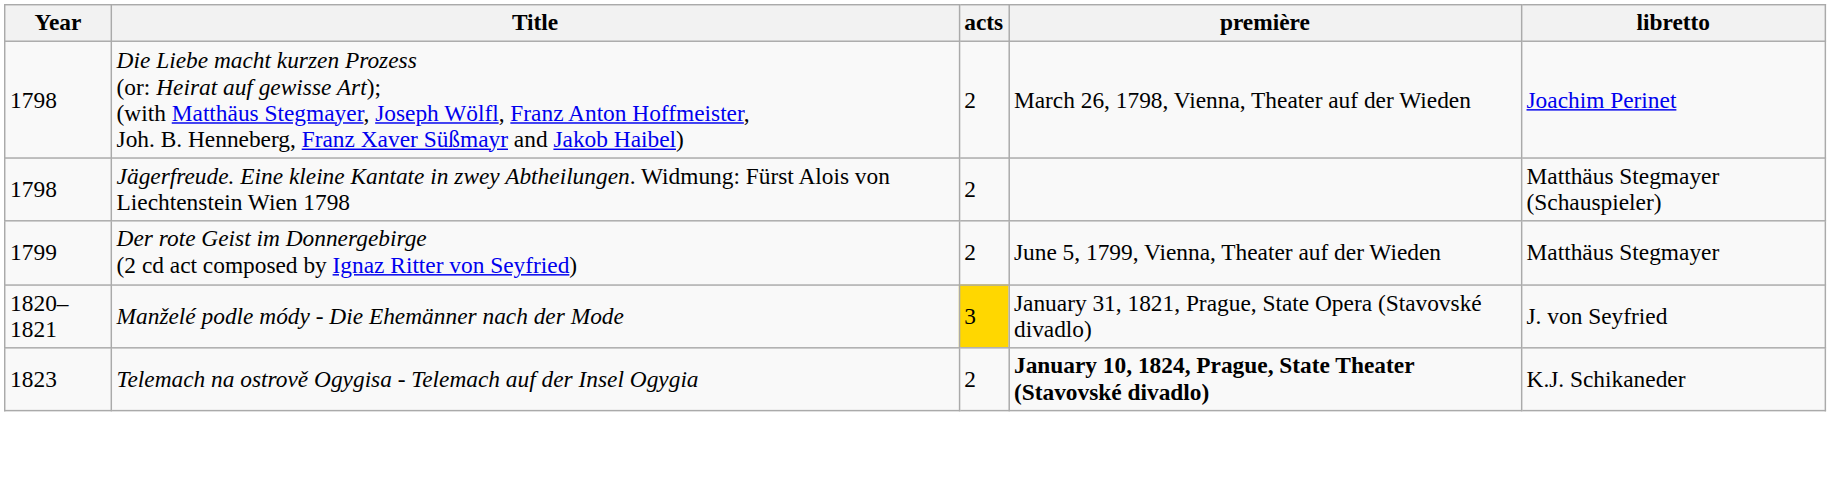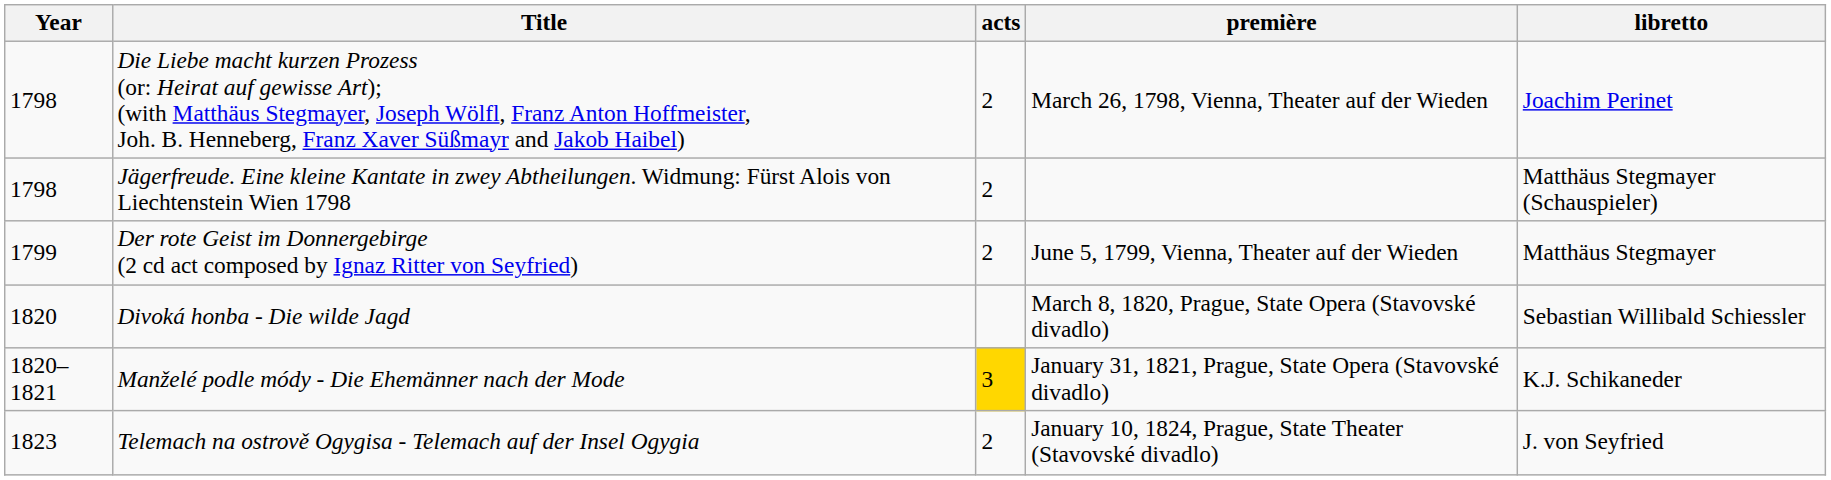+ row: (264, 315)
(1597, 315) J. von Seyfried -> (1602, 379) K.J. Schikaneder
(1214, 379) bold -> (1217, 442) normal
(1606, 379) K.J. Schikaneder -> (1593, 442) J. von Seyfried
